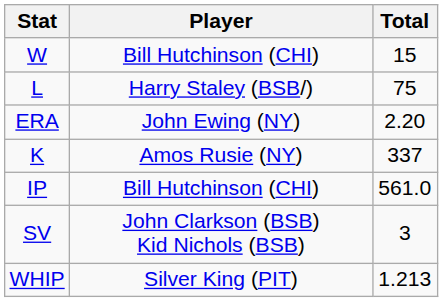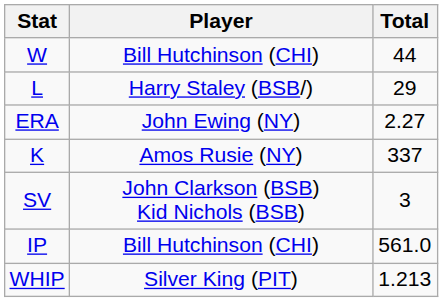(405, 54) 15 -> (405, 54) 44
(405, 88) 75 -> (405, 88) 29
(405, 121) 2.20 -> (405, 121) 2.27
rows swapped: (37, 188) <-> (37, 234)
